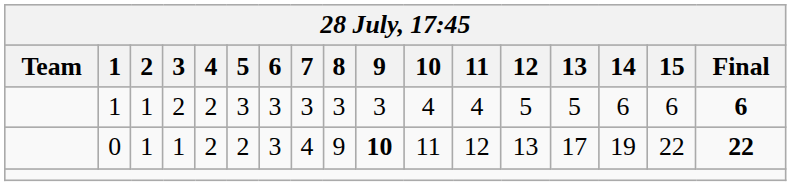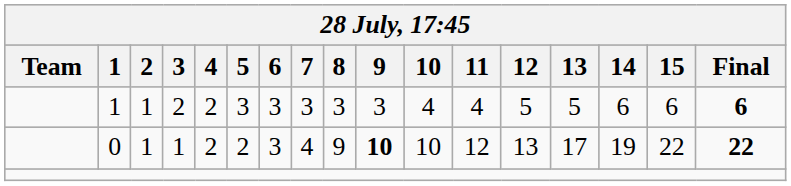(428, 147) 11 -> (428, 147) 10
